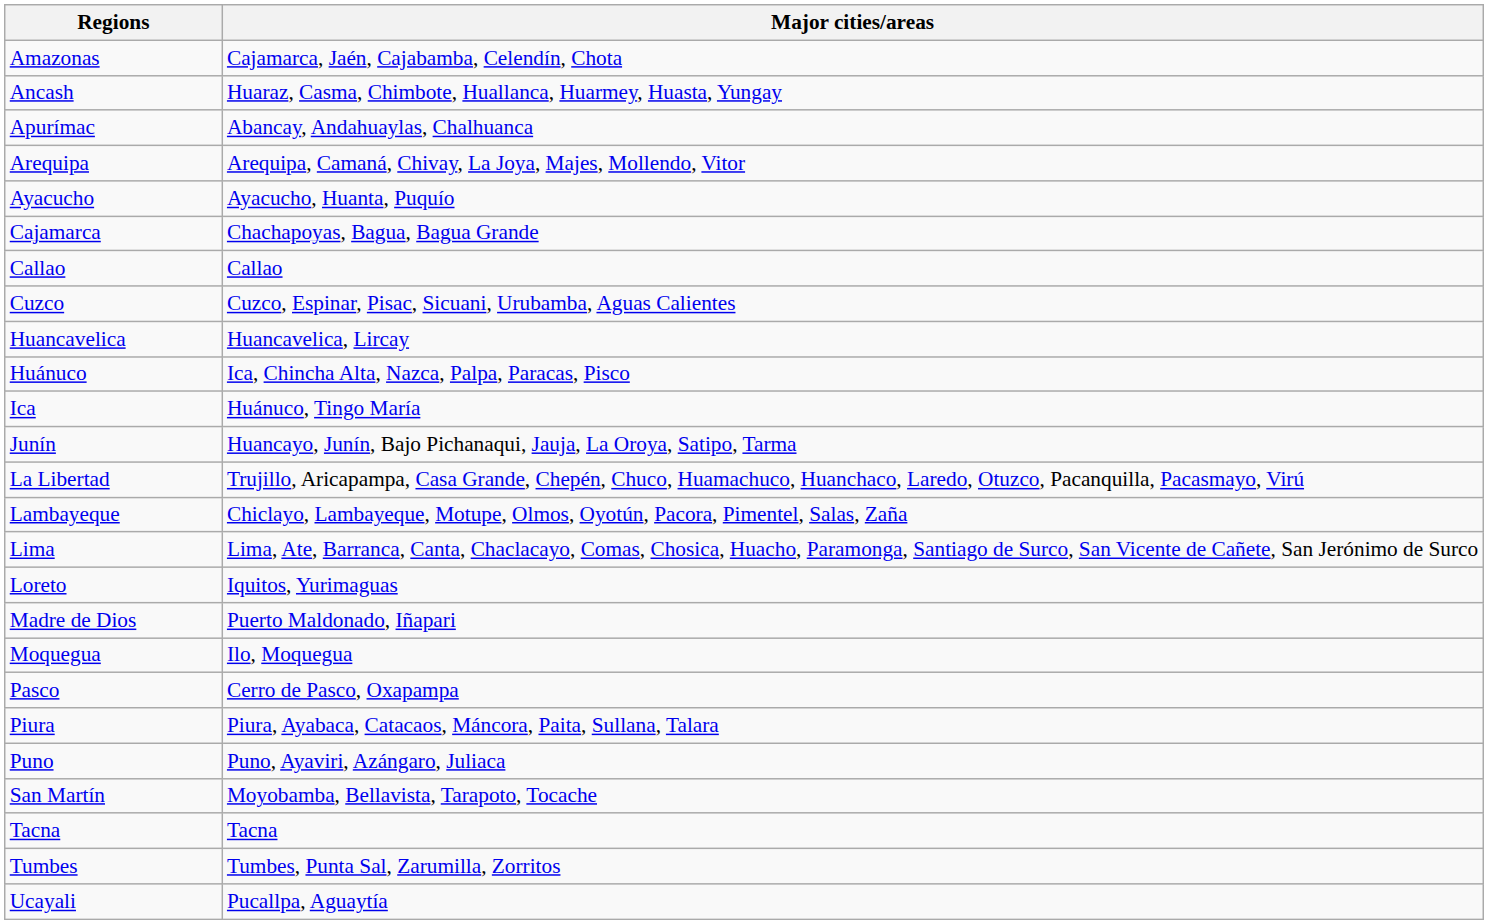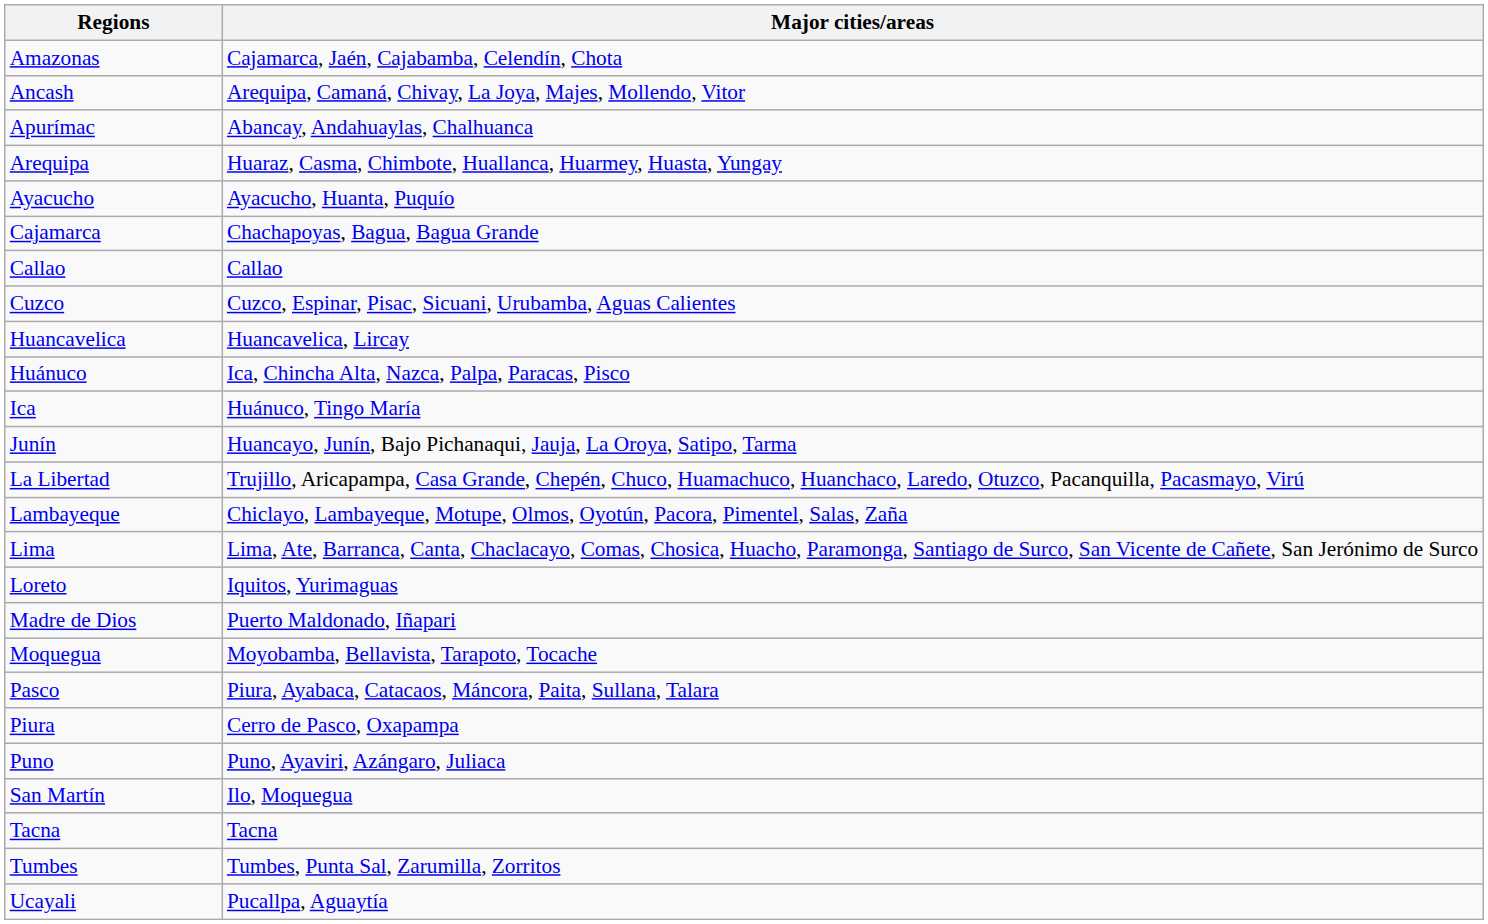(504, 92) Huaraz, Casma, Chimbote, Huallanca, Huarmey, Huasta, Yungay -> (486, 92) Arequipa, Camaná, Chivay, La Joya, Majes, Mollendo, Vitor
(486, 163) Arequipa, Camaná, Chivay, La Joya, Majes, Mollendo, Vitor -> (504, 163) Huaraz, Casma, Chimbote, Huallanca, Huarmey, Huasta, Yungay
(290, 655) Ilo, Moquegua -> (412, 655) Moyobamba, Bellavista, Tarapoto, Tocache
(343, 690) Cerro de Pasco, Oxapampa -> (473, 690) Piura, Ayabaca, Catacaos, Máncora, Paita, Sullana, Talara
(473, 725) Piura, Ayabaca, Catacaos, Máncora, Paita, Sullana, Talara -> (343, 725) Cerro de Pasco, Oxapampa
(412, 795) Moyobamba, Bellavista, Tarapoto, Tocache -> (290, 795) Ilo, Moquegua
